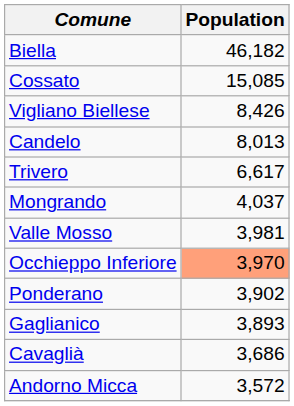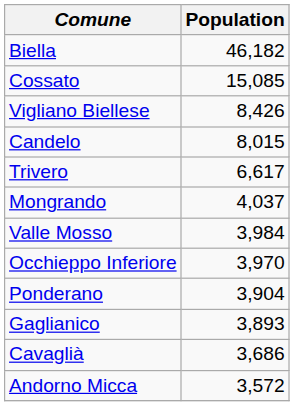(261, 141) 8,013 -> (261, 141) 8,015
(261, 232) 3,981 -> (261, 232) 3,984
(261, 263) lightsalmon background -> (261, 263) no background
(261, 293) 3,902 -> (261, 293) 3,904
